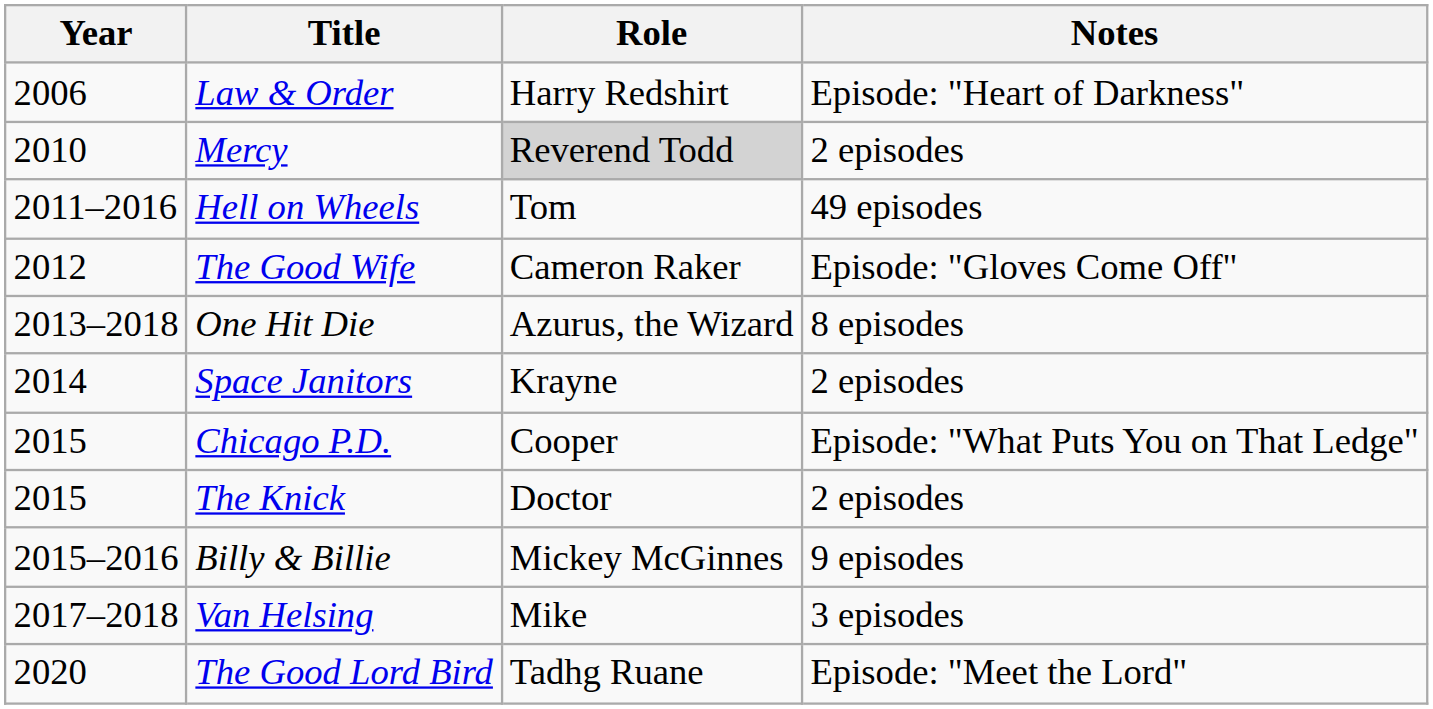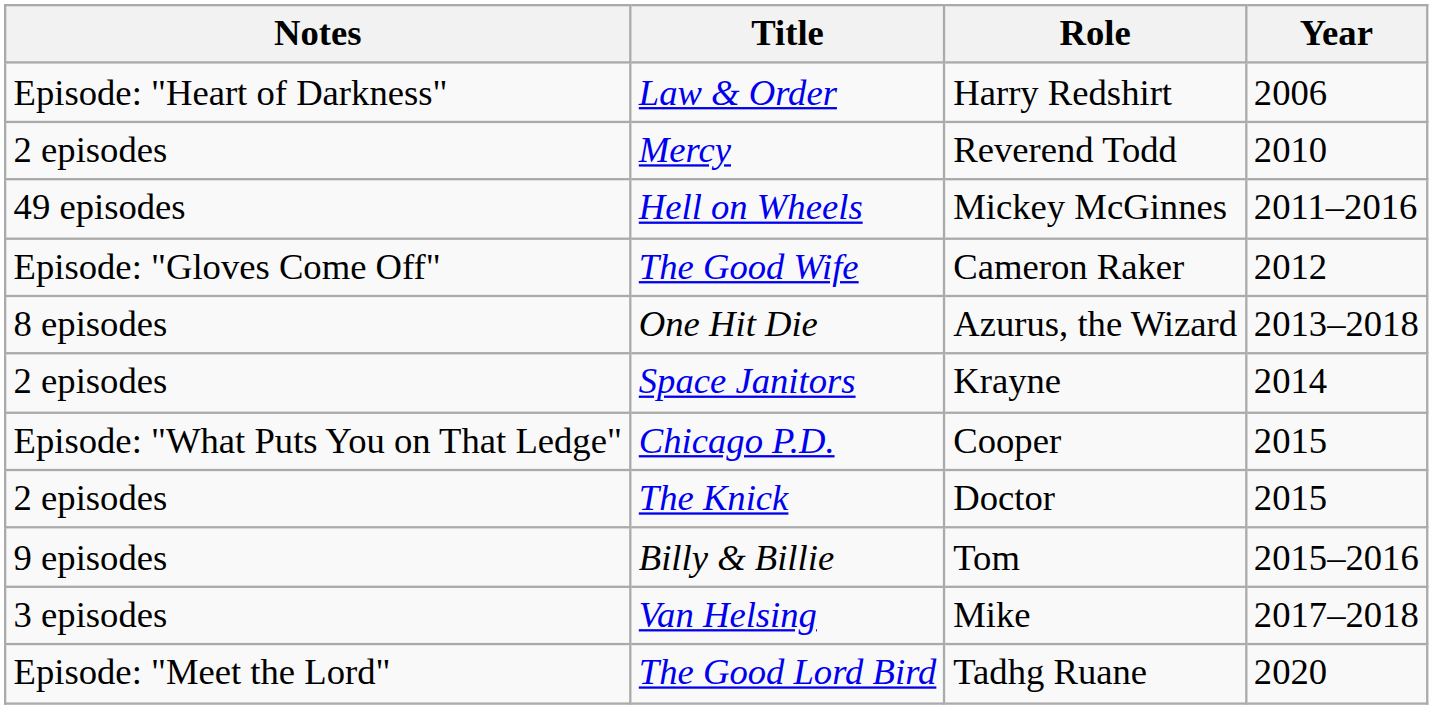columns swapped: (96, 33) <-> (1115, 33)
(622, 149) lightgrey background -> (1065, 149) no background
(543, 207) Tom -> (1090, 207) Mickey McGinnes
(647, 556) Mickey McGinnes -> (987, 556) Tom
